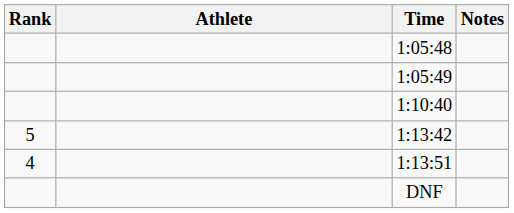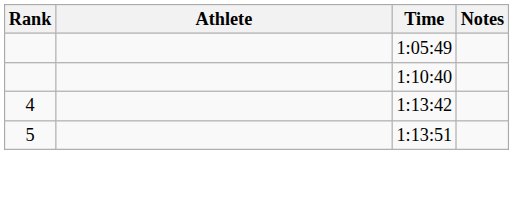- row: (424, 47)
(30, 134) 5 -> (30, 105) 4
(30, 163) 4 -> (30, 134) 5
- row: (424, 192)
